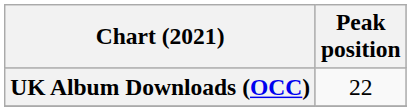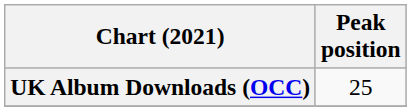(361, 86) 22 -> (361, 86) 25
